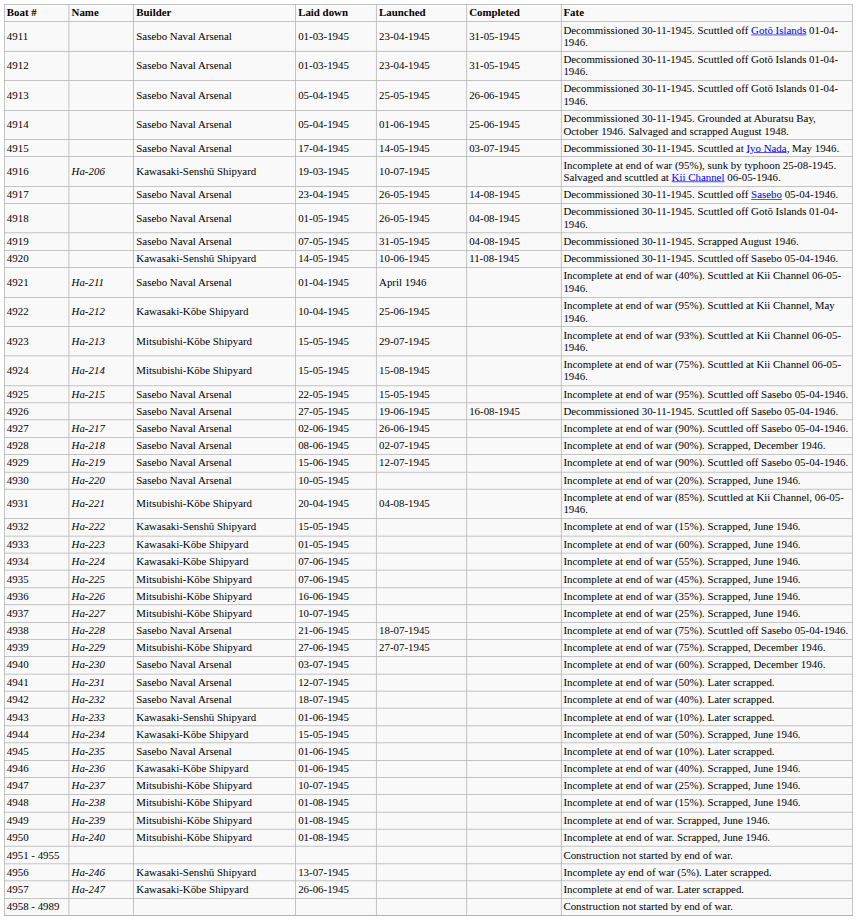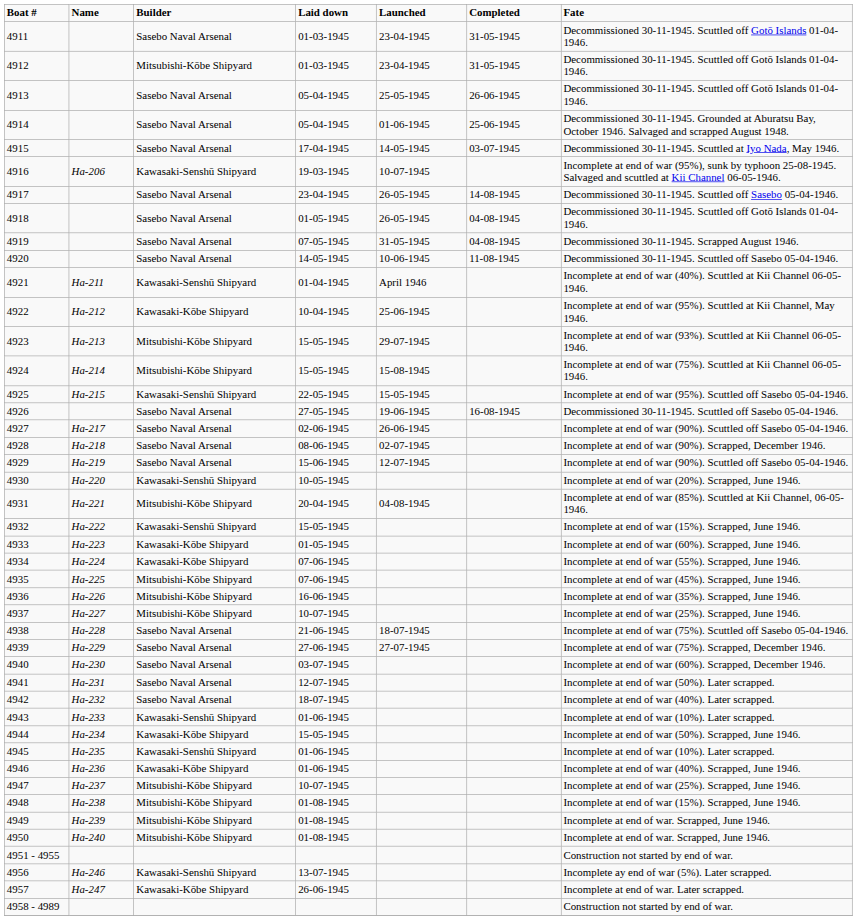(184, 65) Sasebo Naval Arsenal -> (194, 65) Mitsubishi-Kōbe Shipyard
(196, 259) Kawasaki-Senshū Shipyard -> (184, 259) Sasebo Naval Arsenal
(184, 282) Sasebo Naval Arsenal -> (196, 282) Kawasaki-Senshū Shipyard
(184, 394) Sasebo Naval Arsenal -> (196, 394) Kawasaki-Senshū Shipyard
(184, 480) Sasebo Naval Arsenal -> (196, 480) Kawasaki-Senshū Shipyard
(194, 648) Mitsubishi-Kōbe Shipyard -> (184, 648) Sasebo Naval Arsenal
(184, 751) Sasebo Naval Arsenal -> (196, 751) Kawasaki-Senshū Shipyard
